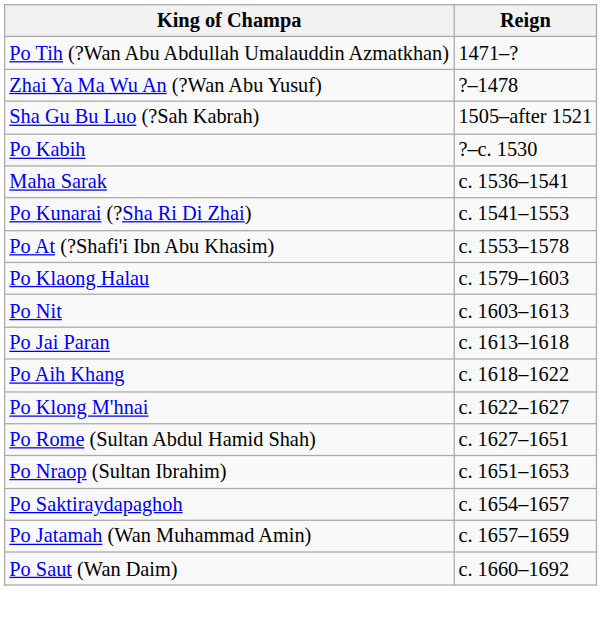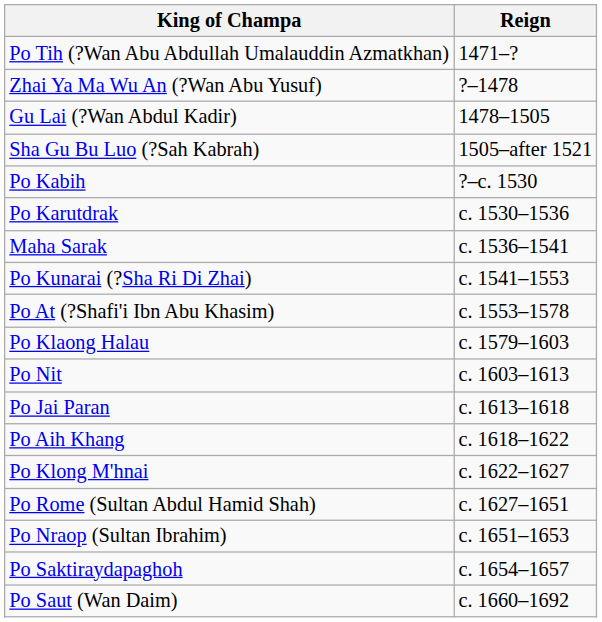+ row: (123, 117)
+ row: (64, 213)
- row: (160, 536)
